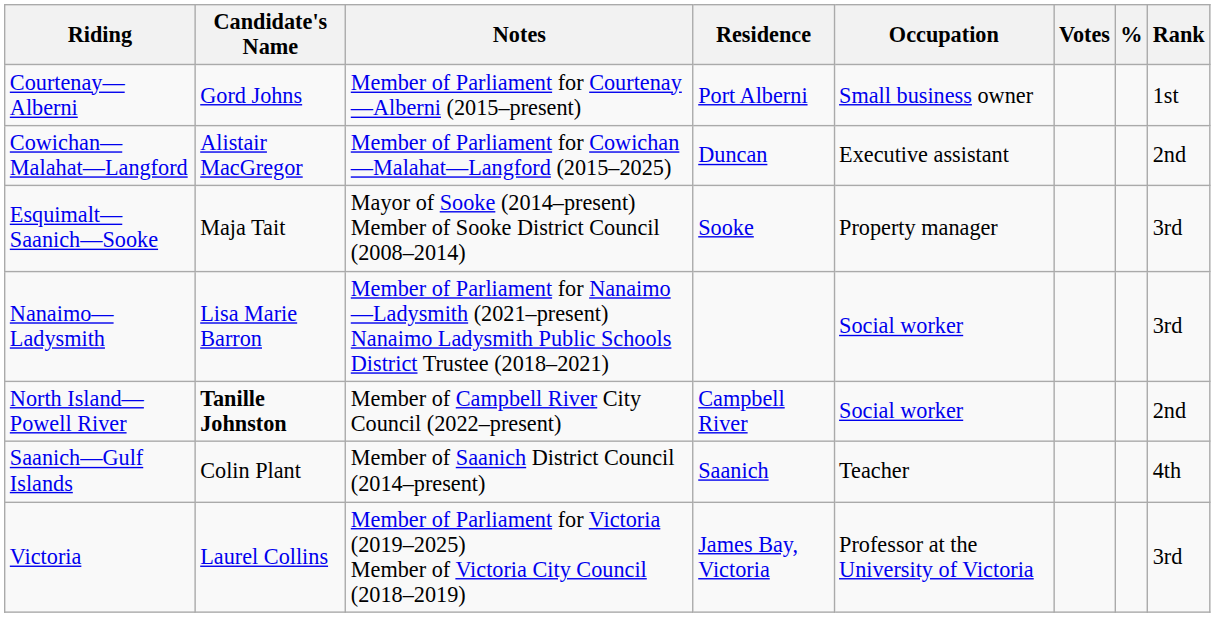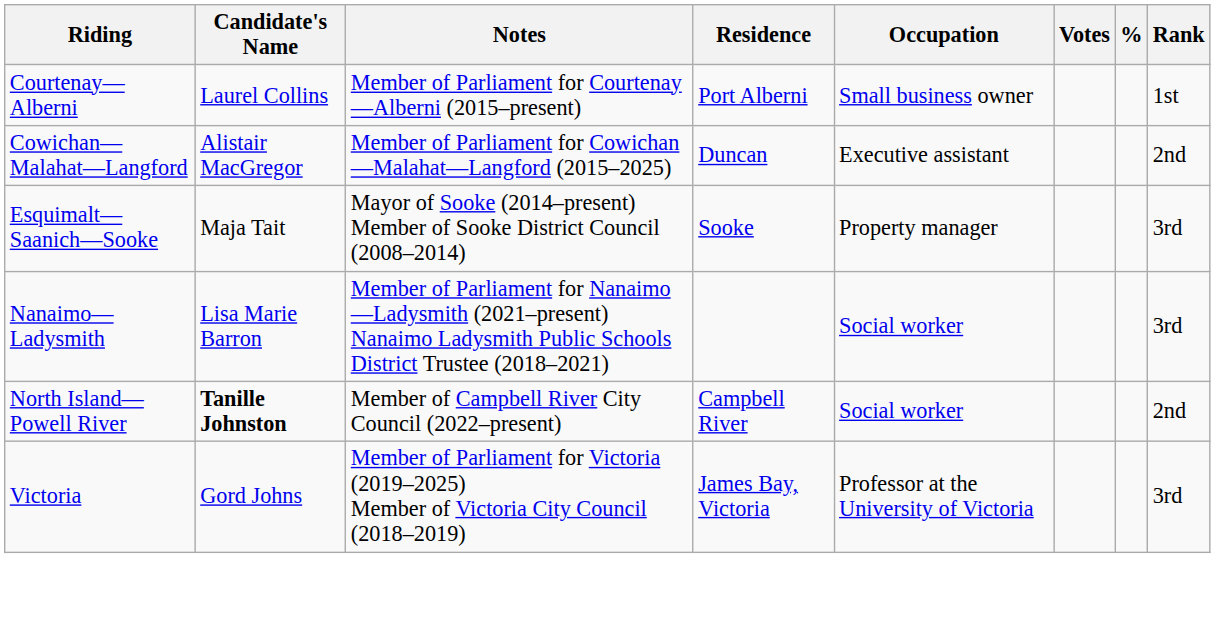(251, 94) Gord Johns -> (264, 94) Laurel Collins
- row: (77, 471)
(264, 556) Laurel Collins -> (251, 496) Gord Johns
